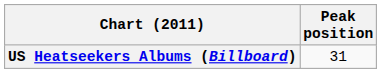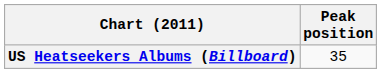(338, 57) 31 -> (338, 57) 35
